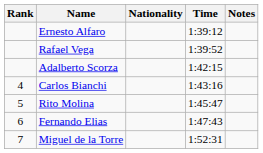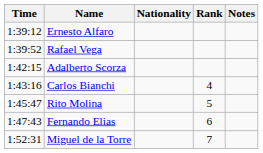columns swapped: (20, 13) <-> (205, 13)
